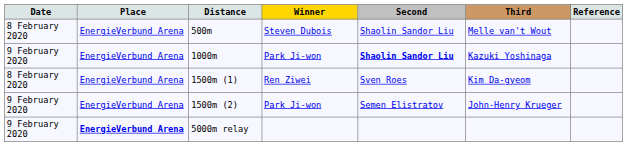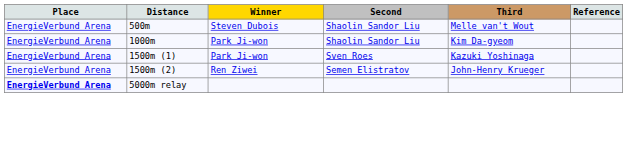- column: (41, 12)
(407, 56) bold -> (373, 41) normal
(510, 56) Kazuki Yoshinaga -> (482, 41) Kim Da-gyeom
(287, 80) Ren Ziwei -> (239, 56) Park Ji-won
(499, 80) Kim Da-gyeom -> (492, 56) Kazuki Yoshinaga
(293, 105) Park Ji-won -> (234, 70) Ren Ziwei
